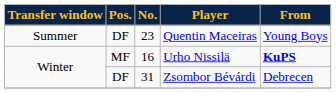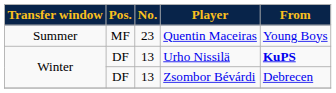(120, 35) DF -> (120, 35) MF
(120, 56) MF -> (120, 56) DF
(148, 56) 16 -> (148, 56) 13
(148, 77) 31 -> (148, 77) 13
